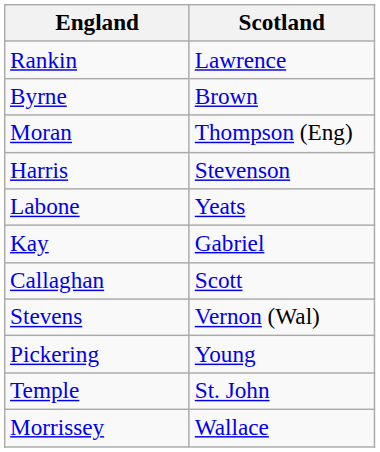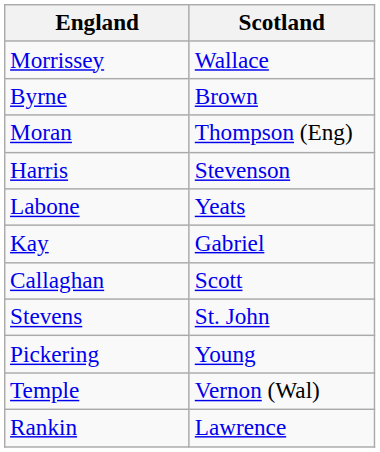rows swapped: (44, 59) <-> (57, 427)
(257, 317) Vernon (Wal) -> (232, 317) St. John
(232, 390) St. John -> (257, 390) Vernon (Wal)
